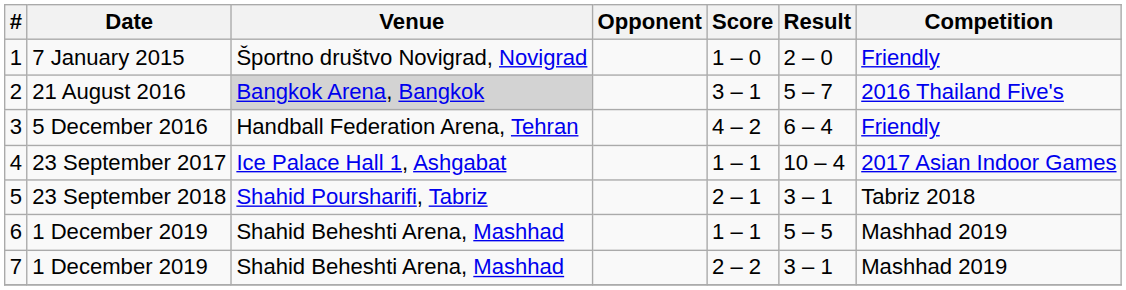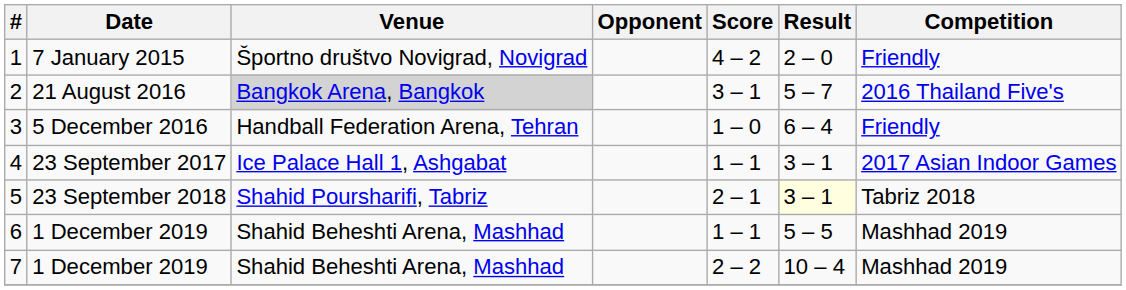(737, 57) 1 – 0 -> (737, 57) 4 – 2
(737, 127) 4 – 2 -> (737, 127) 1 – 0
(814, 162) 10 – 4 -> (808, 162) 3 – 1
(808, 197) no background -> (808, 197) lightyellow background
(808, 267) 3 – 1 -> (814, 267) 10 – 4
